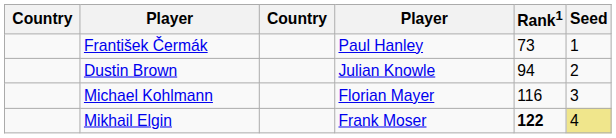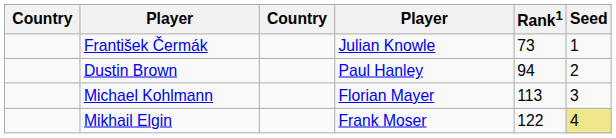(381, 46) Paul Hanley -> (387, 46) Julian Knowle
(387, 70) Julian Knowle -> (381, 70) Paul Hanley
(530, 95) 116 -> (530, 95) 113
(530, 120) bold -> (530, 120) normal
